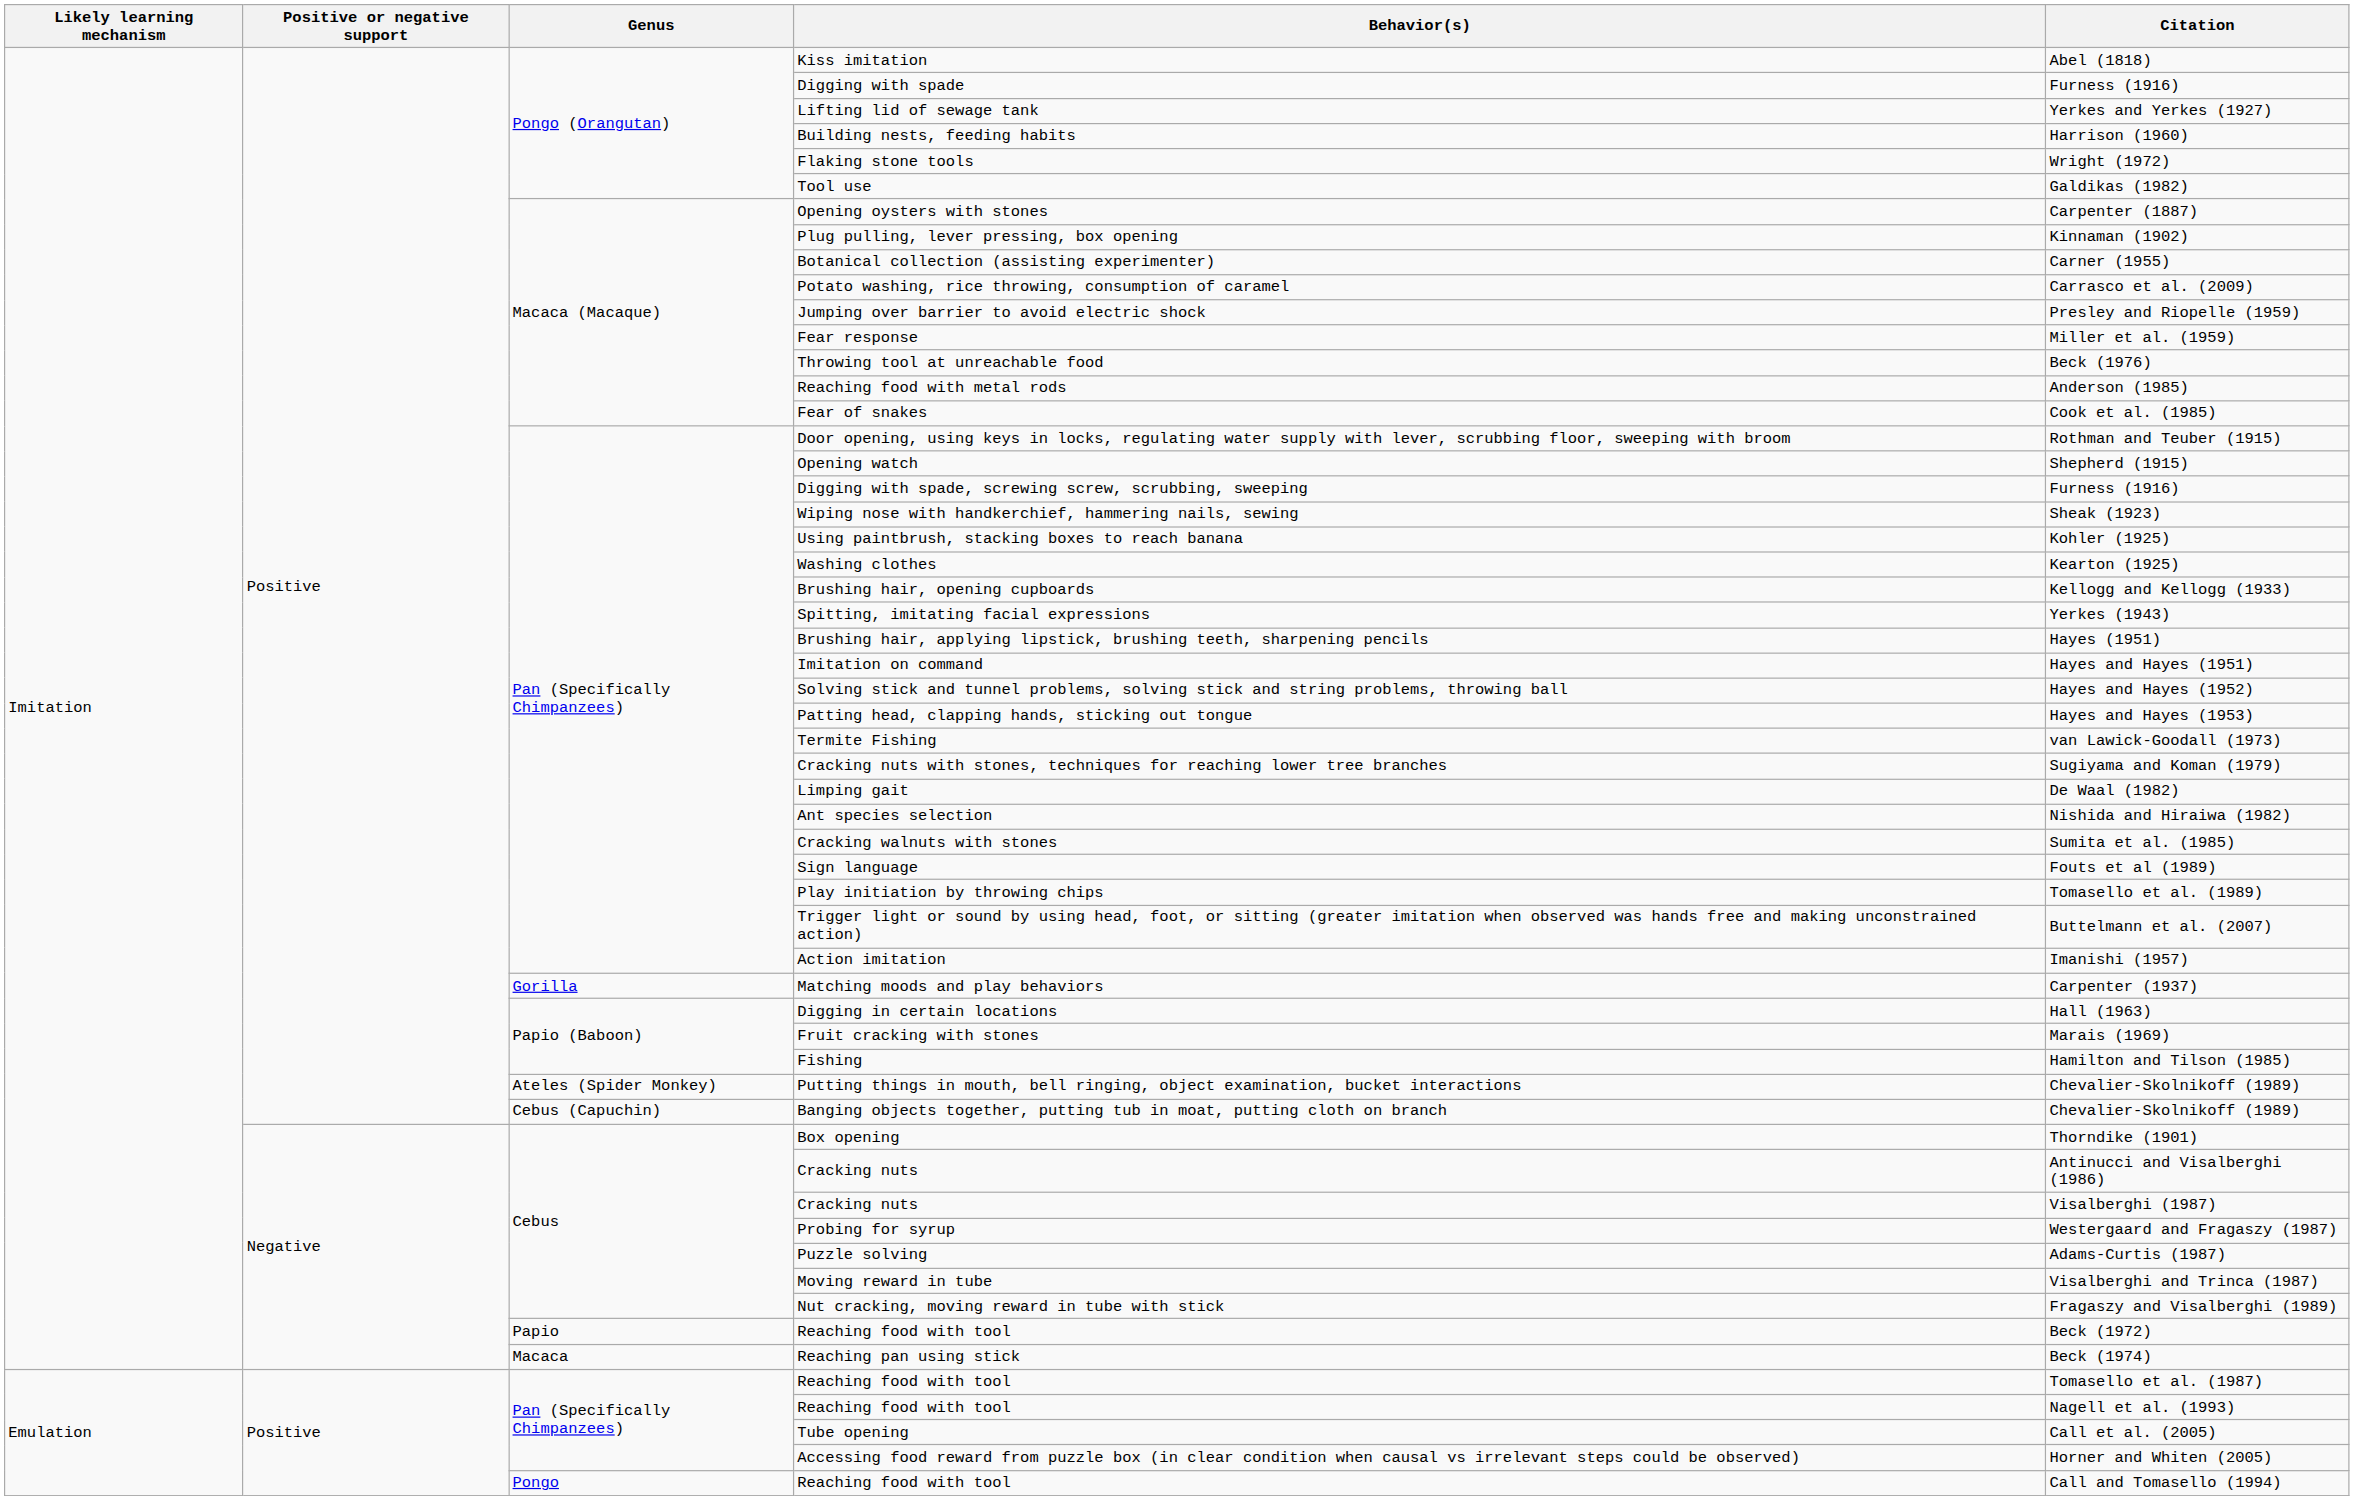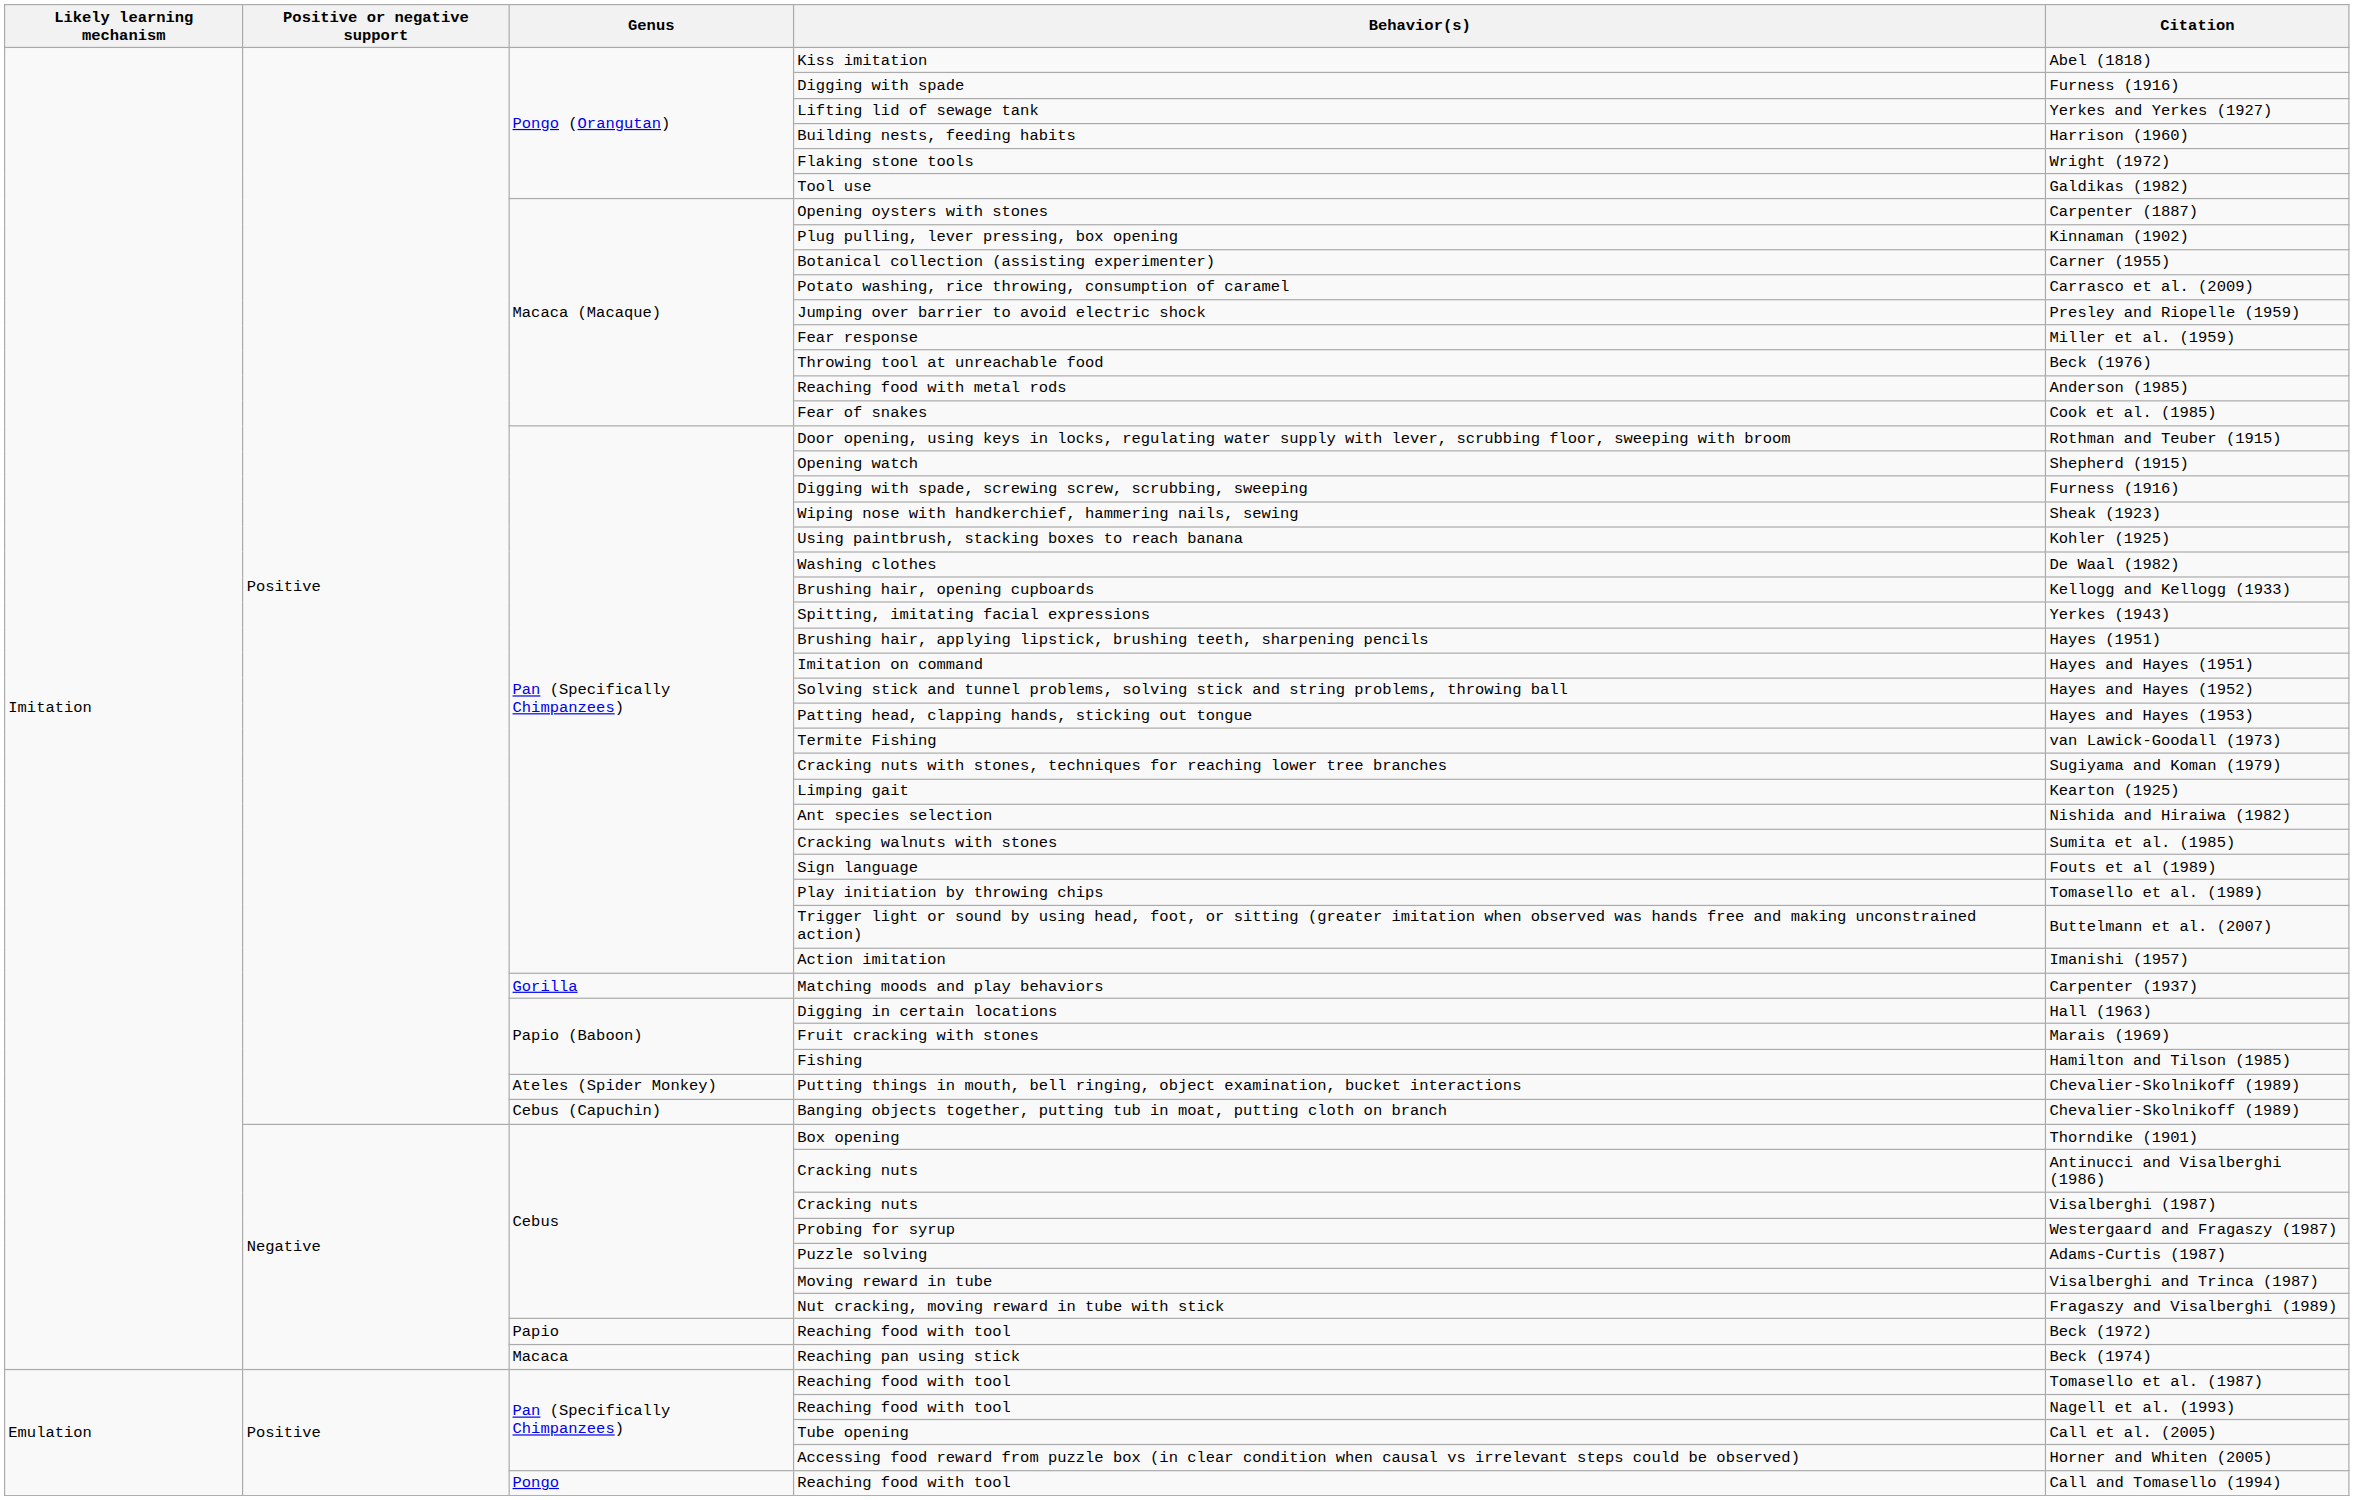(2115, 565) Kearton (1925) -> (2115, 565) De Waal (1982)
(2115, 791) De Waal (1982) -> (2115, 791) Kearton (1925)
